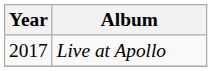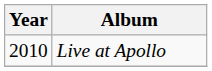(28, 50) 2017 -> (28, 50) 2010
